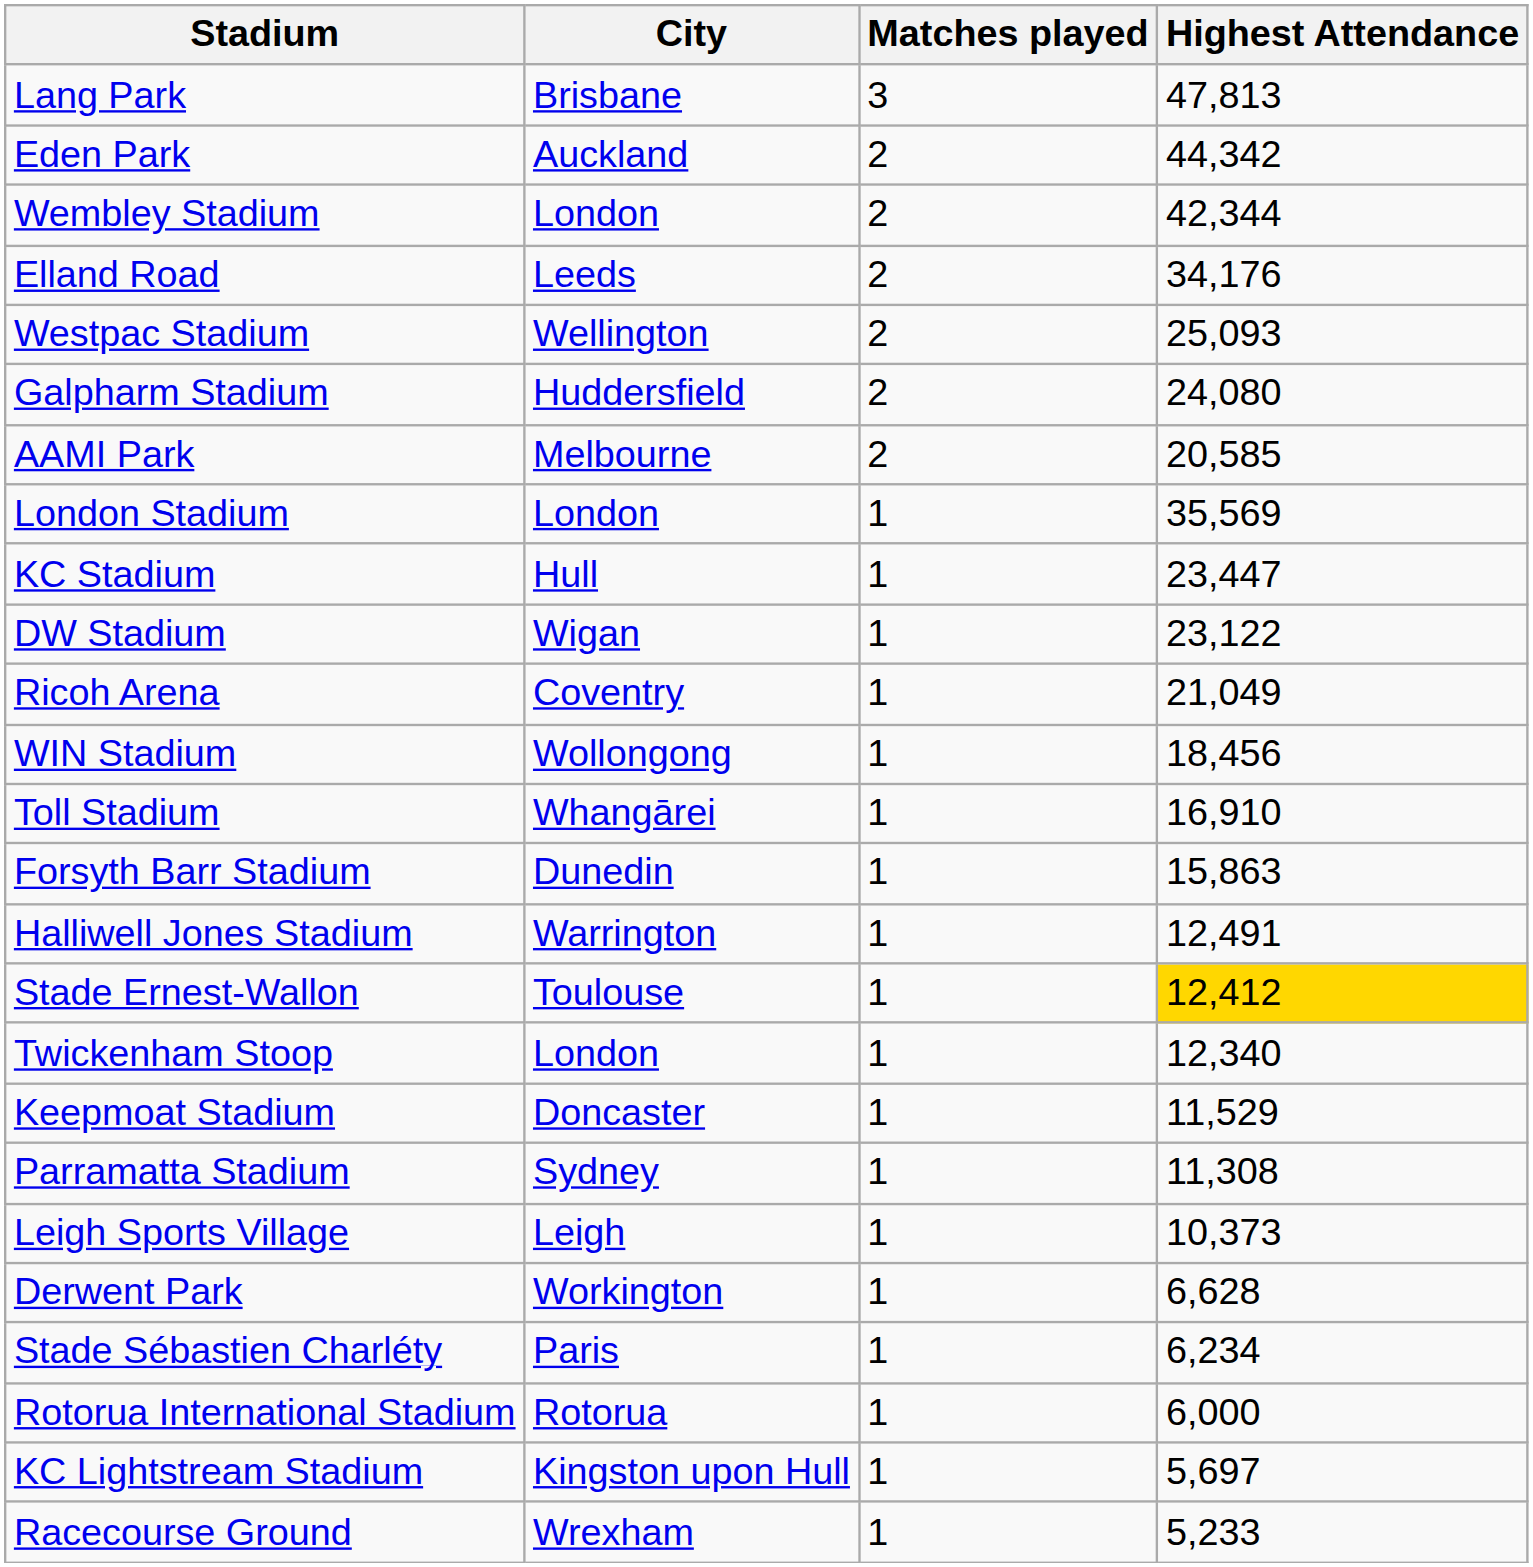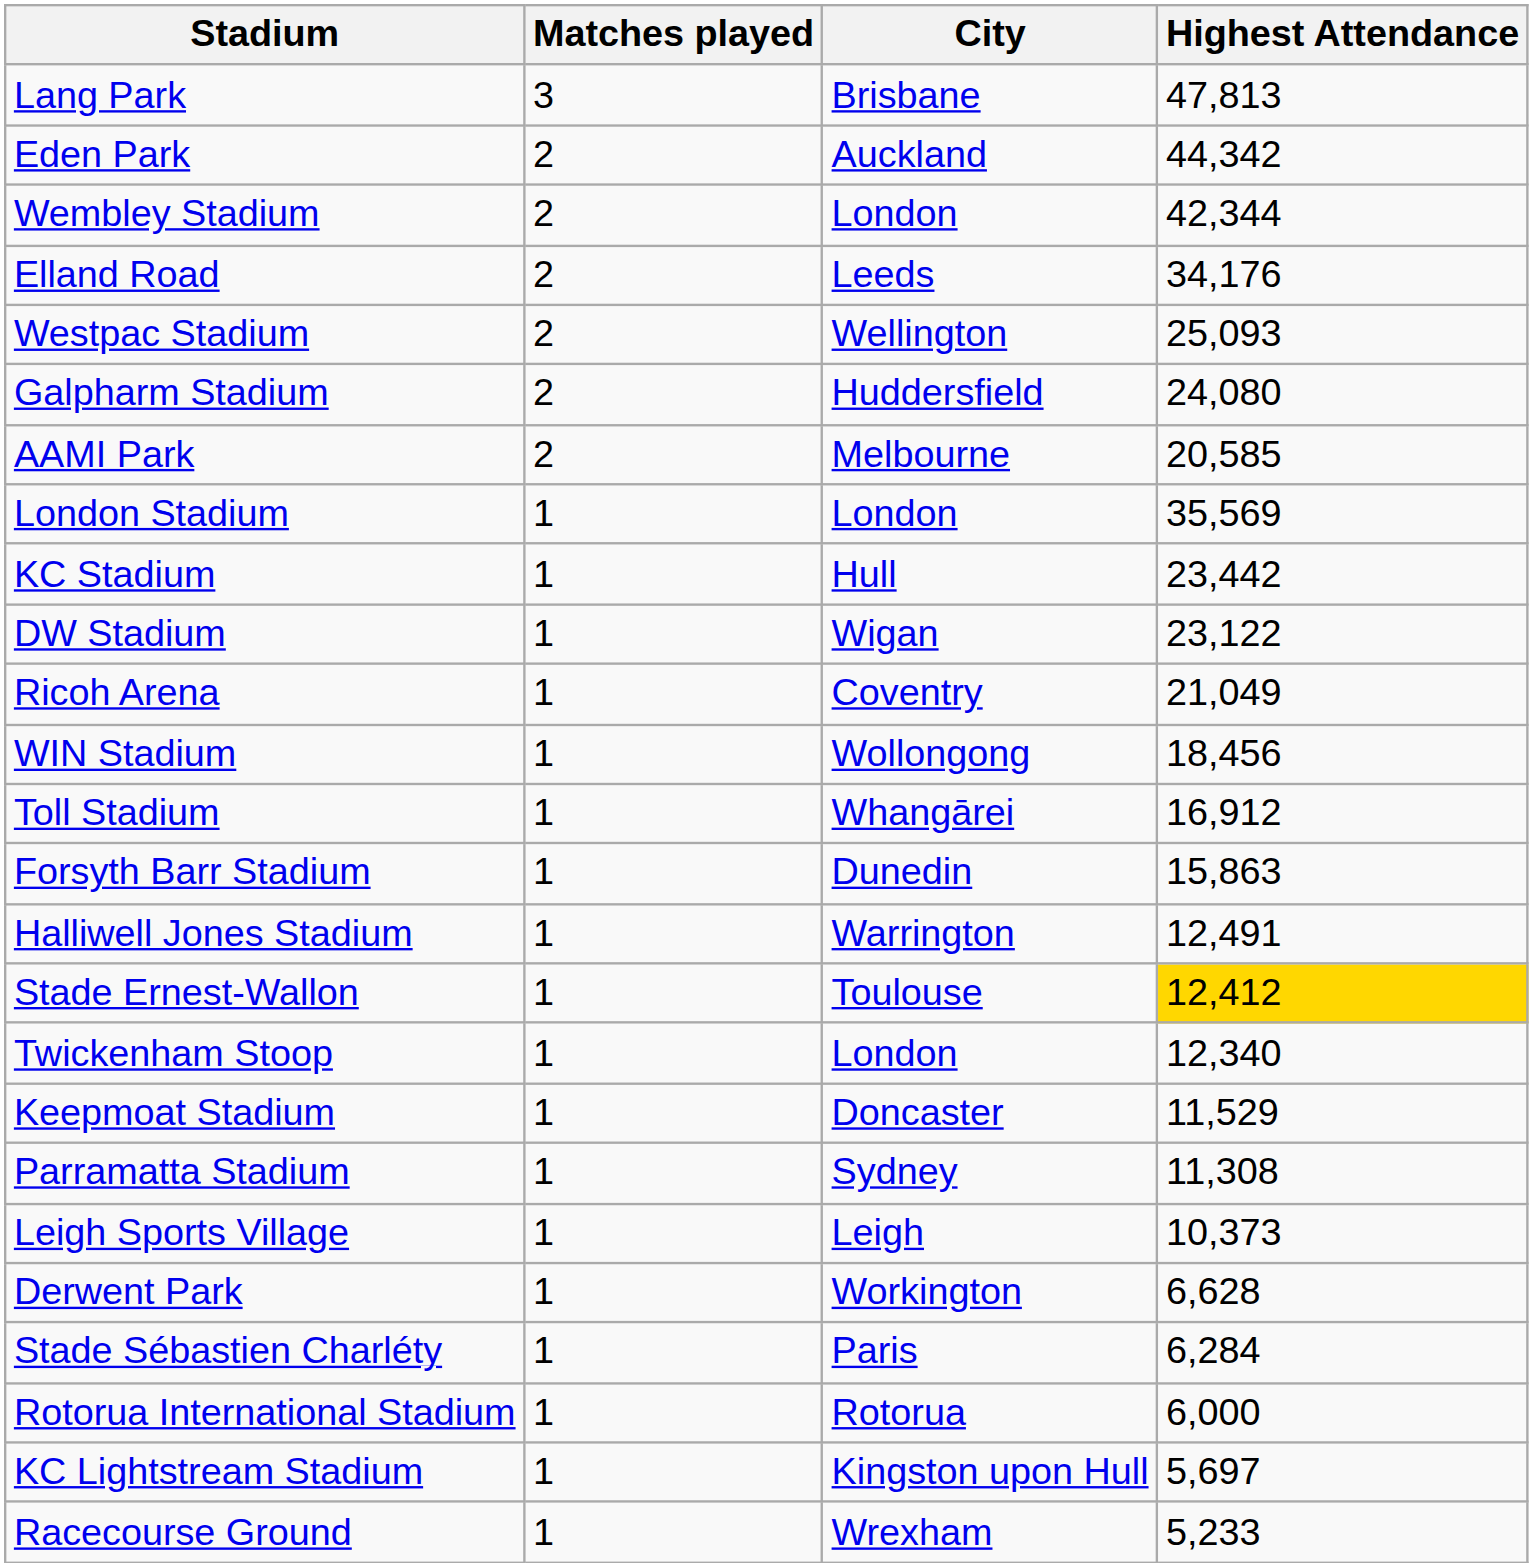columns swapped: (691, 34) <-> (1008, 34)
(1224, 573) 23,447 -> (1224, 573) 23,442
(1224, 812) 16,910 -> (1224, 812) 16,912
(1213, 1351) 6,234 -> (1213, 1351) 6,284
